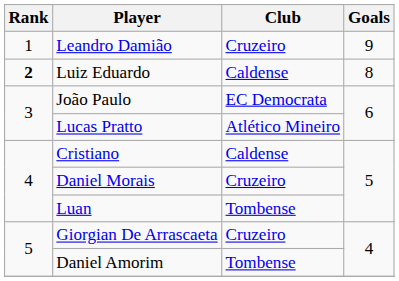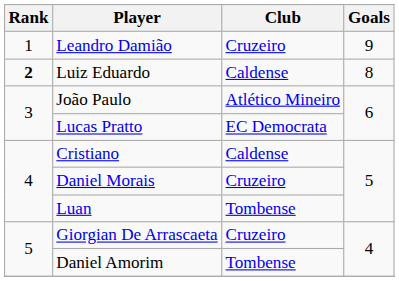(276, 99) EC Democrata -> (283, 99) Atlético Mineiro
(283, 126) Atlético Mineiro -> (276, 126) EC Democrata
